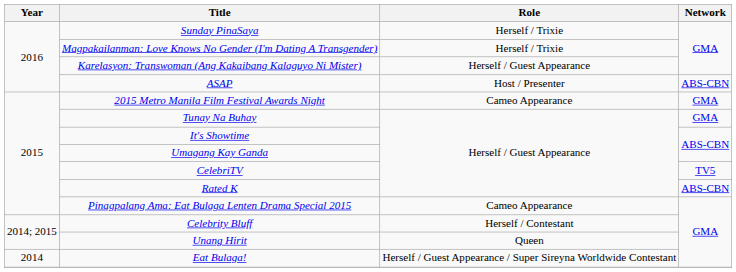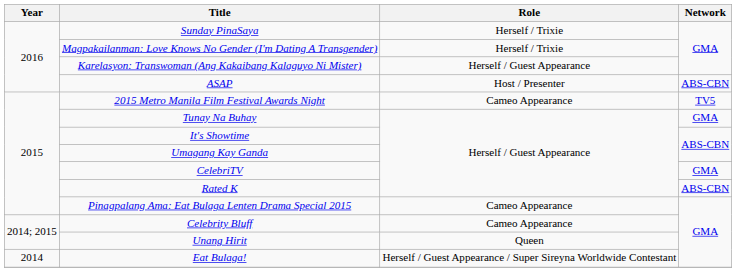(705, 100) GMA -> (705, 100) TV5
(705, 170) TV5 -> (705, 170) GMA
(529, 223) Herself / Contestant -> (529, 223) Cameo Appearance
